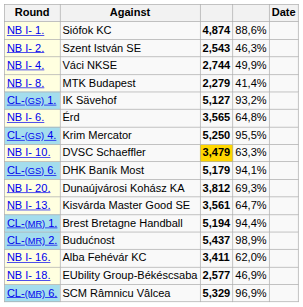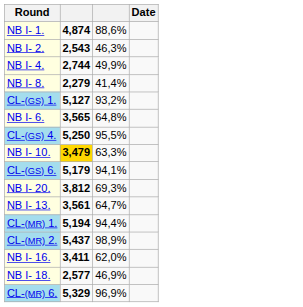- column: (130, 13)
